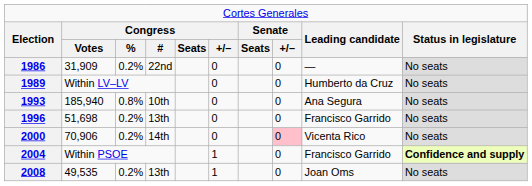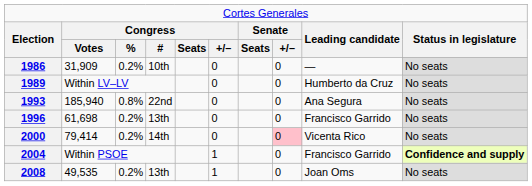(160, 65) 22nd -> (159, 65) 10th
(159, 100) 10th -> (160, 100) 22nd
(81, 118) 51,698 -> (81, 118) 61,698
(81, 136) 70,906 -> (81, 136) 79,414
